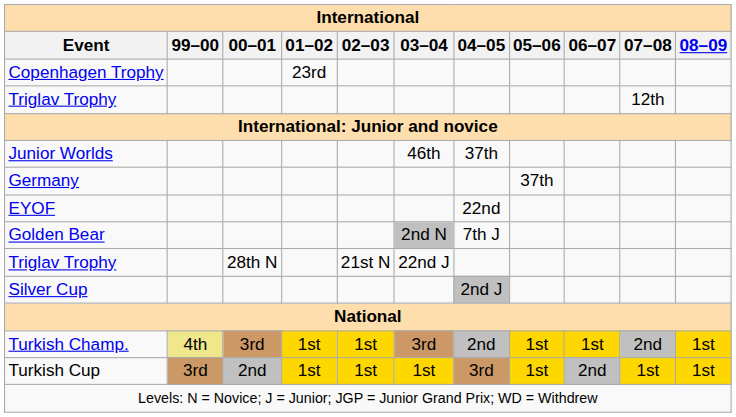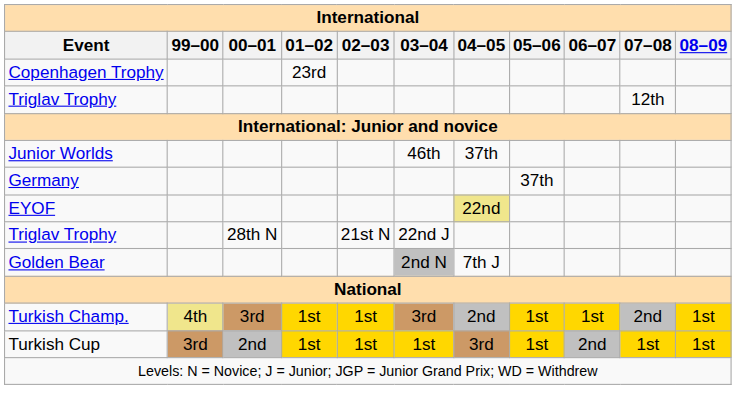(481, 208) no background -> (481, 208) khaki background
rows swapped: (57, 235) <-> (62, 262)
- row: (48, 289)
